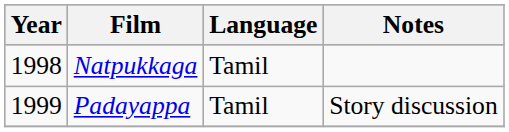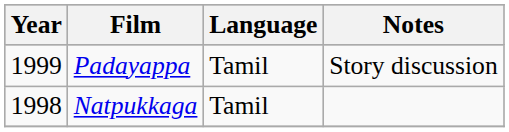rows swapped: (136, 65) <-> (132, 106)
